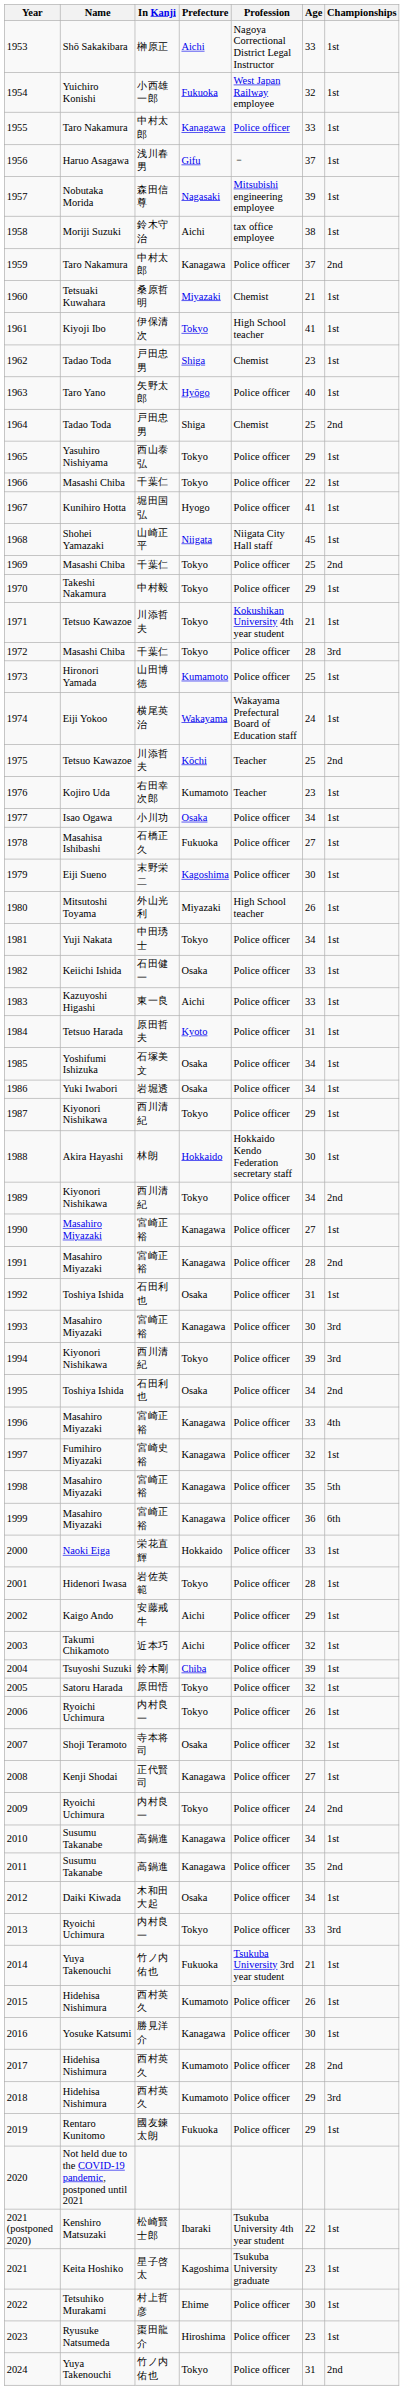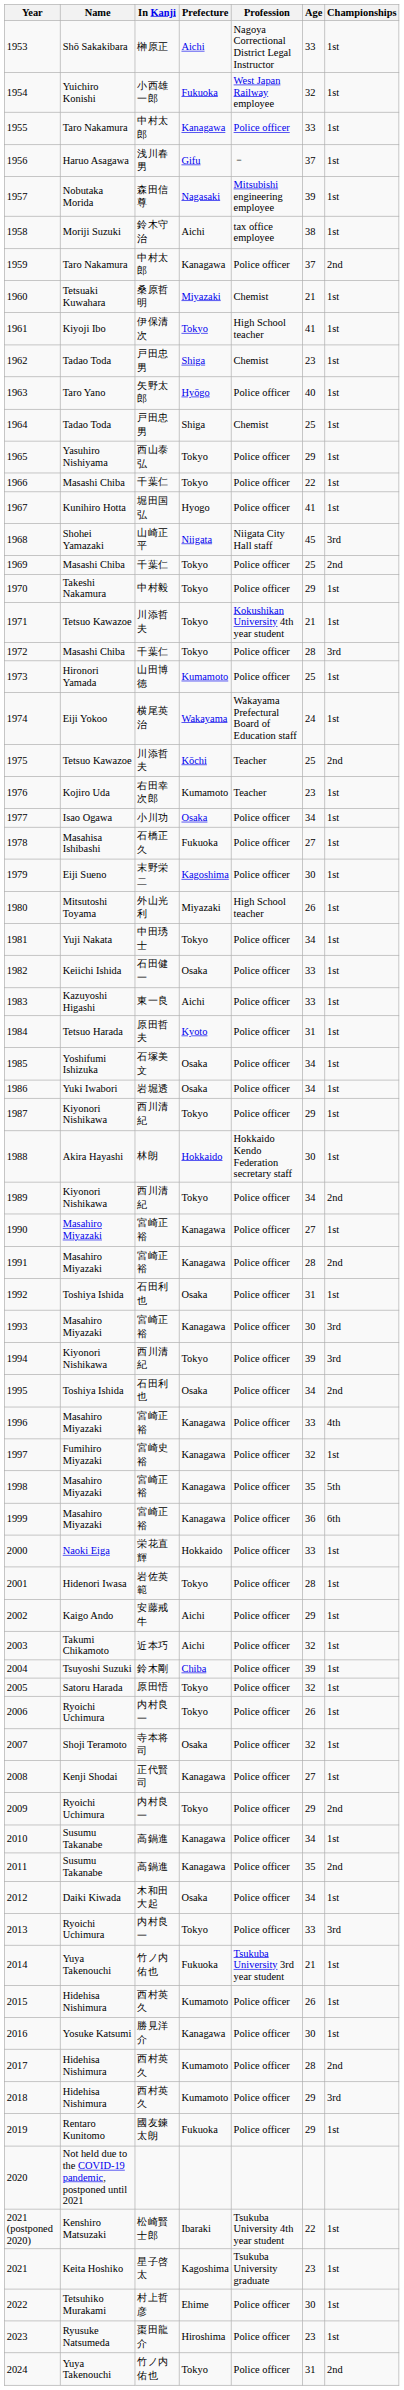(335, 425) 2nd -> (333, 425) 1st
(333, 539) 1st -> (334, 539) 3rd
(310, 1808) 24 -> (310, 1808) 29
